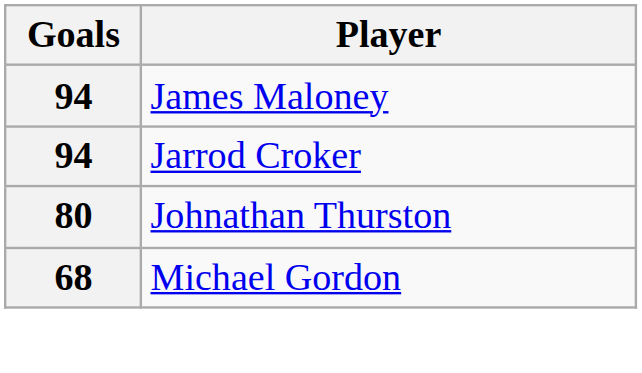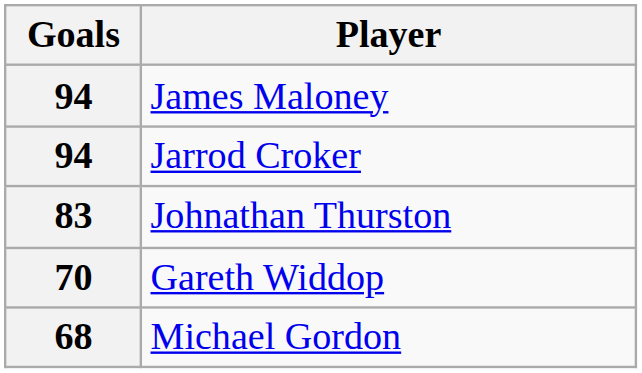(73, 215) 80 -> (73, 215) 83
+ row: (267, 276)
